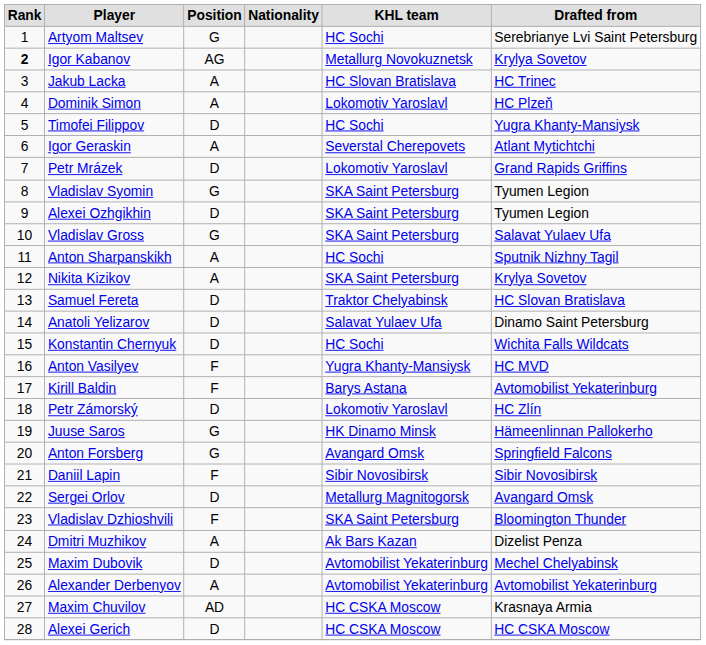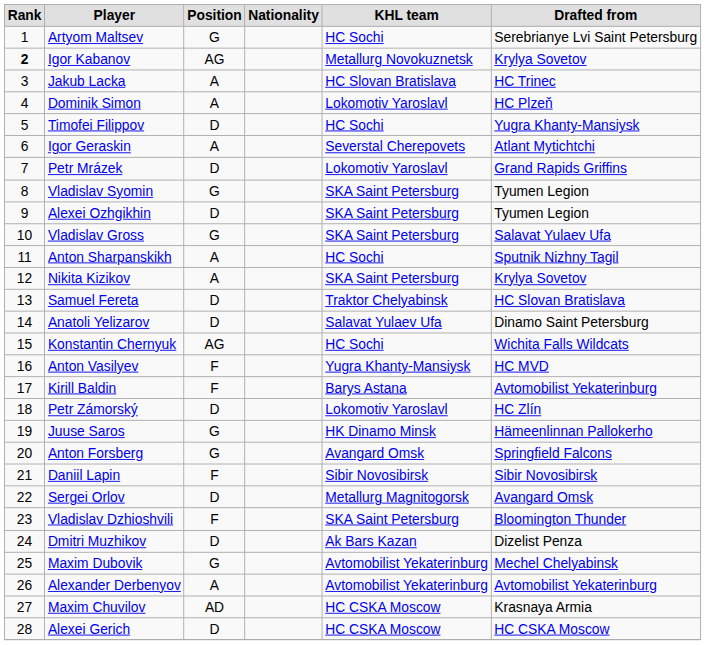(214, 344) D -> (214, 344) AG
(214, 541) A -> (214, 541) D
(214, 563) D -> (214, 563) G
